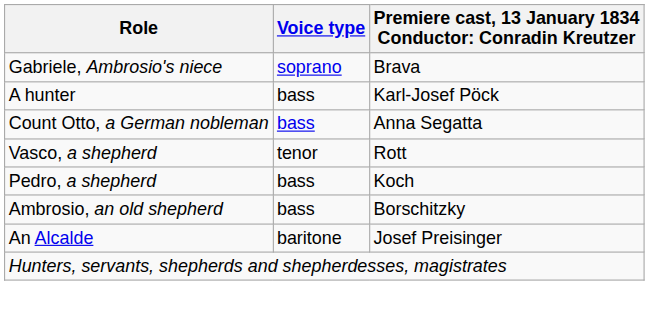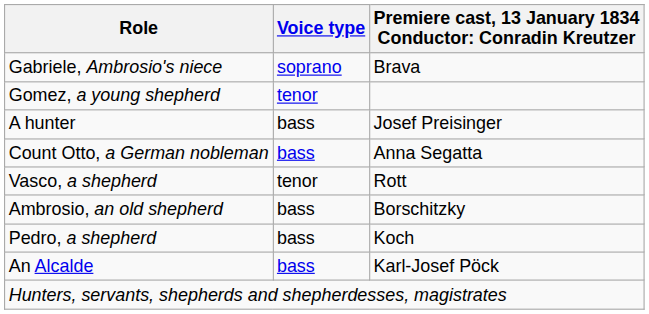+ row: (114, 95)
(436, 95) Karl-Josef Pöck -> (438, 124) Josef Preisinger
rows swapped: (82, 180) <-> (116, 209)
(309, 237) baritone -> (296, 266) bass
(438, 237) Josef Preisinger -> (436, 266) Karl-Josef Pöck
